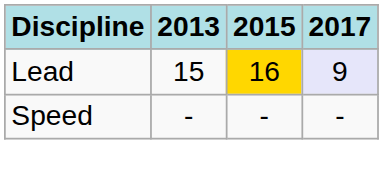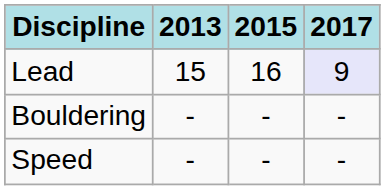(264, 71) gold background -> (266, 71) no background
+ row: (79, 116)
